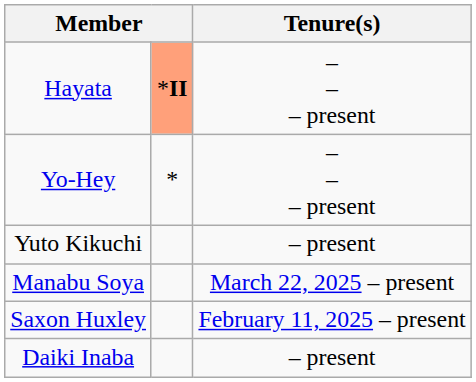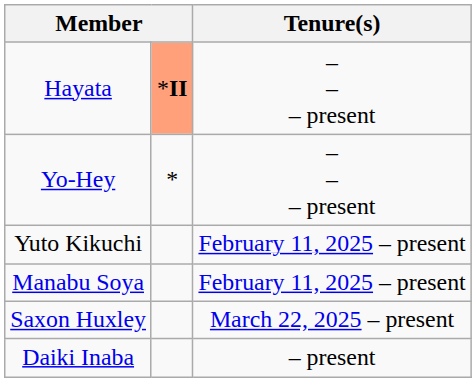(332, 244) – present -> (332, 244) February 11, 2025 – present
(332, 281) March 22, 2025 – present -> (332, 281) February 11, 2025 – present
(332, 319) February 11, 2025 – present -> (332, 319) March 22, 2025 – present
